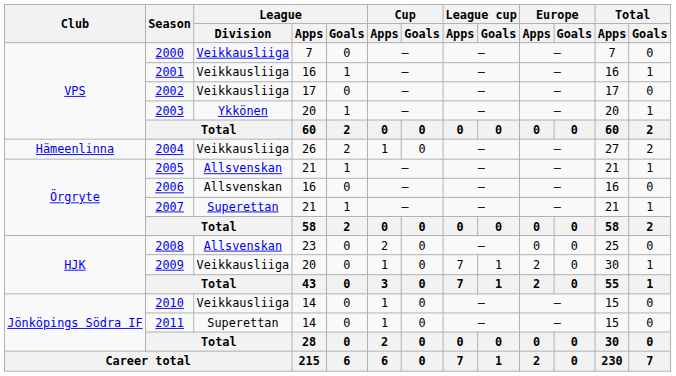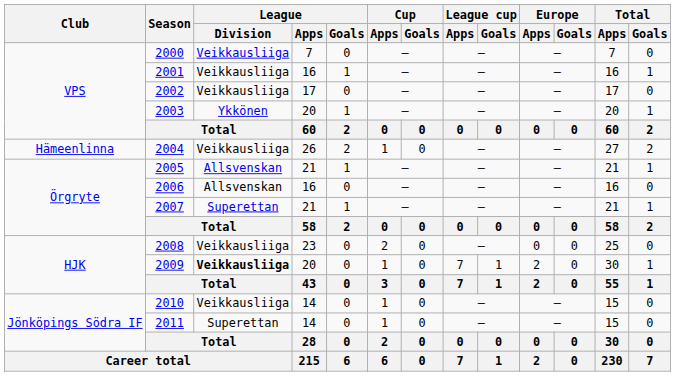(243, 245) Allsvenskan -> (243, 245) Veikkausliiga
(243, 265) normal -> (243, 265) bold
